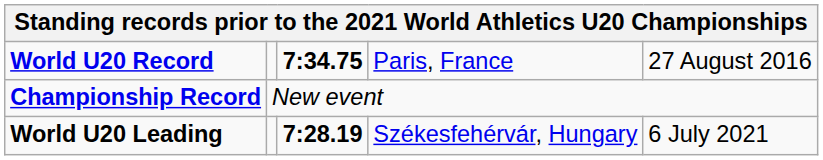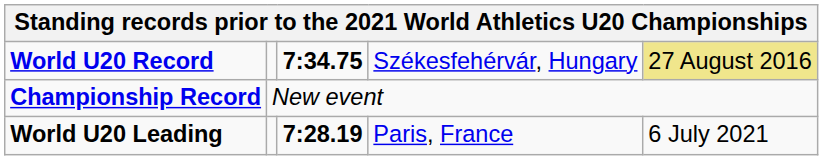(443, 60) Paris, France -> (505, 60) Székesfehérvár, Hungary
(730, 60) no background -> (730, 60) khaki background
(505, 135) Székesfehérvár, Hungary -> (443, 135) Paris, France
